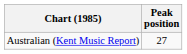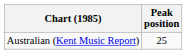(162, 40) 27 -> (162, 40) 25
